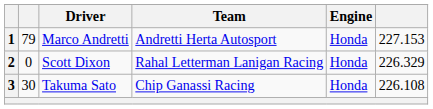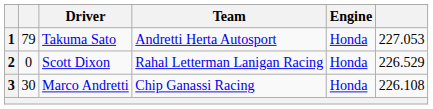(85, 39) Marco Andretti -> (79, 39) Takuma Sato
(402, 39) 227.153 -> (402, 39) 227.053
(402, 62) 226.329 -> (402, 62) 226.529
(79, 86) Takuma Sato -> (85, 86) Marco Andretti
